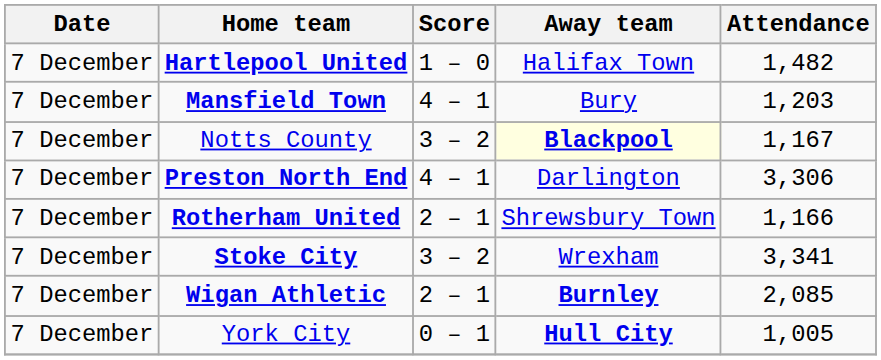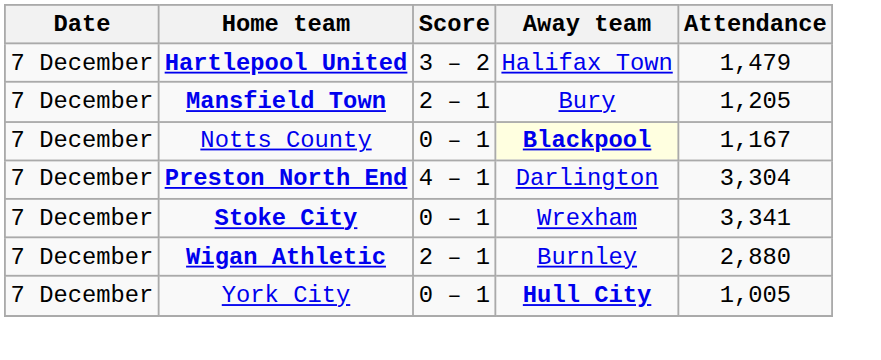(454, 63) 1 – 0 -> (454, 63) 3 – 2
(798, 63) 1,482 -> (755, 63) 1,479
(454, 102) 4 – 1 -> (454, 102) 2 – 1
(798, 102) 1,203 -> (755, 102) 1,205
(454, 141) 3 – 2 -> (454, 141) 0 – 1
(798, 179) 3,306 -> (755, 179) 3,304
- row: (286, 218)
(454, 257) 3 – 2 -> (454, 218) 0 – 1
(608, 296) bold -> (587, 257) normal
(798, 296) 2,085 -> (755, 257) 2,880
